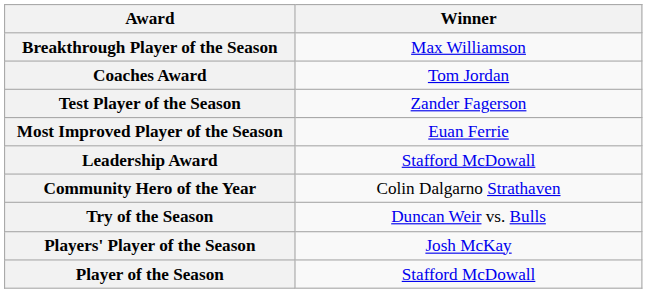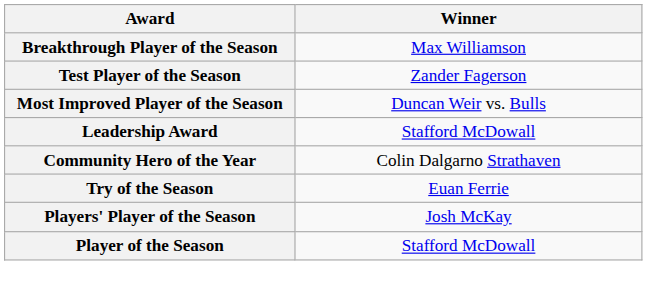- row: (150, 75)
(469, 132) Euan Ferrie -> (469, 103) Duncan Weir vs. Bulls
(469, 217) Duncan Weir vs. Bulls -> (469, 188) Euan Ferrie
